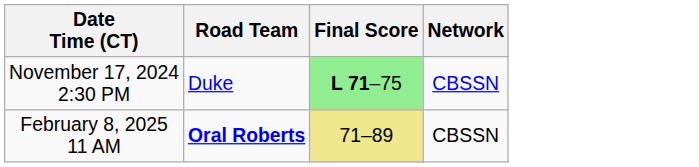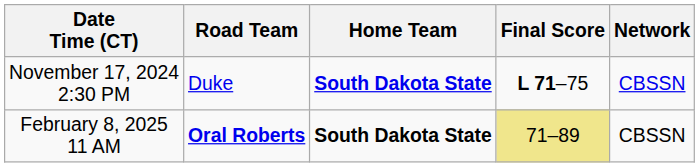+ column: (403, 30)
(366, 83) lightgreen background -> (553, 83) no background
